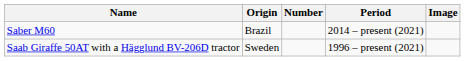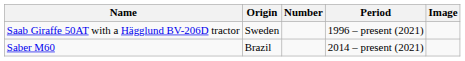rows swapped: (123, 47) <-> (31, 30)
